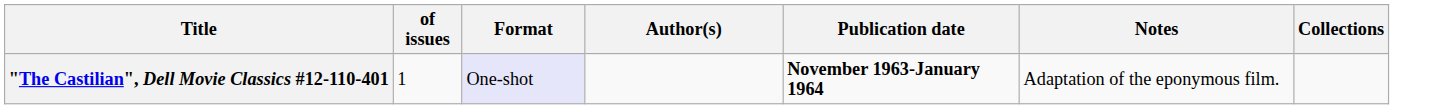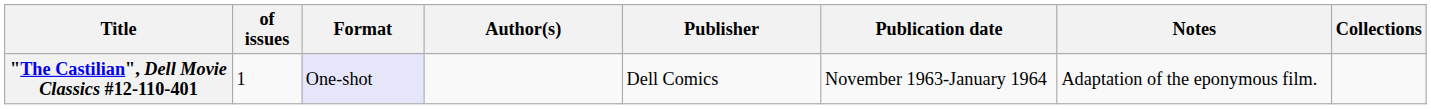+ column: (722, 29)
(884, 78) bold -> (936, 78) normal
